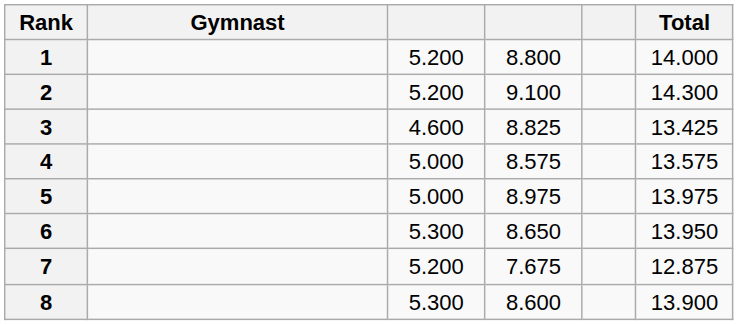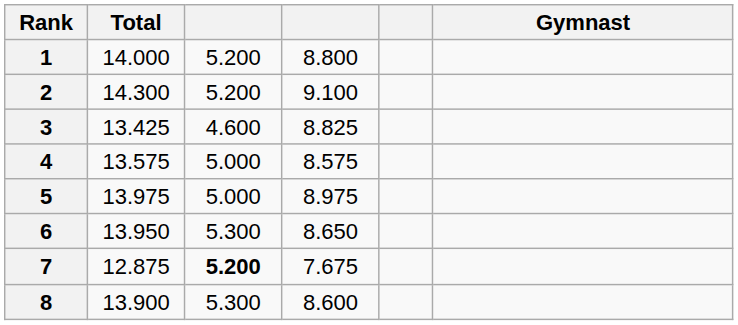columns swapped: (238, 22) <-> (685, 22)
(436, 267) normal -> (233, 267) bold
